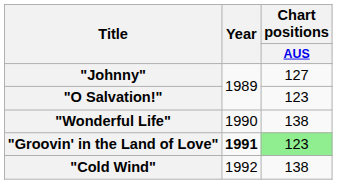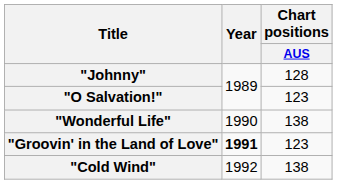(297, 75) 127 -> (297, 75) 128
(297, 144) lightgreen background -> (297, 144) no background
